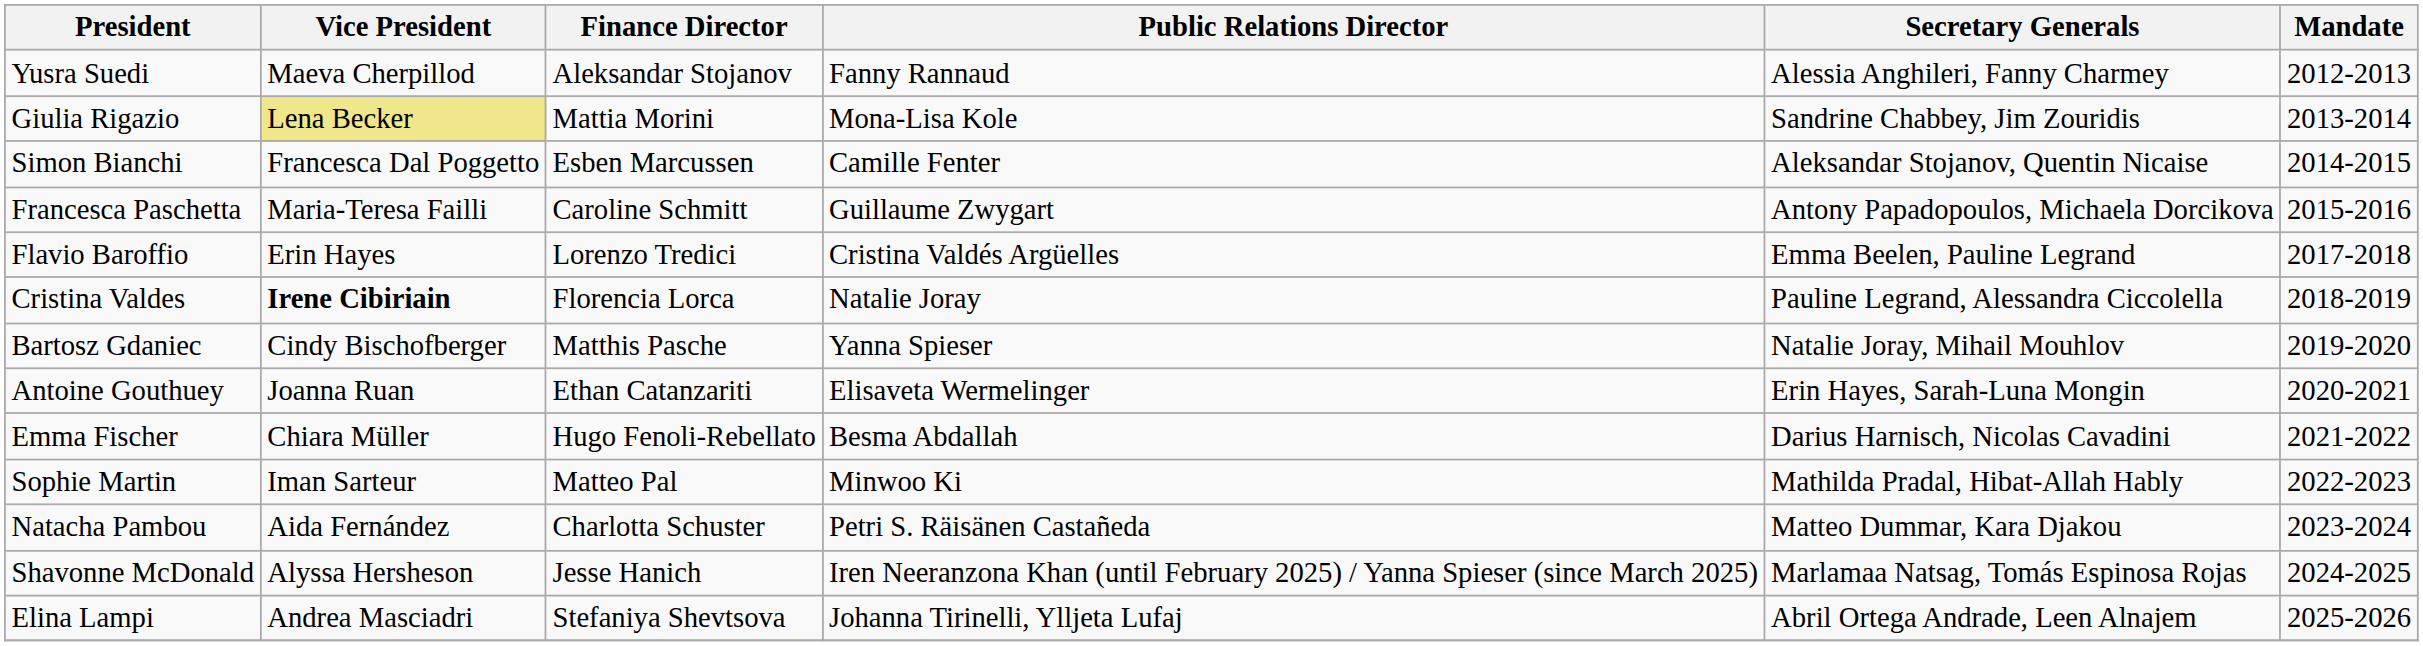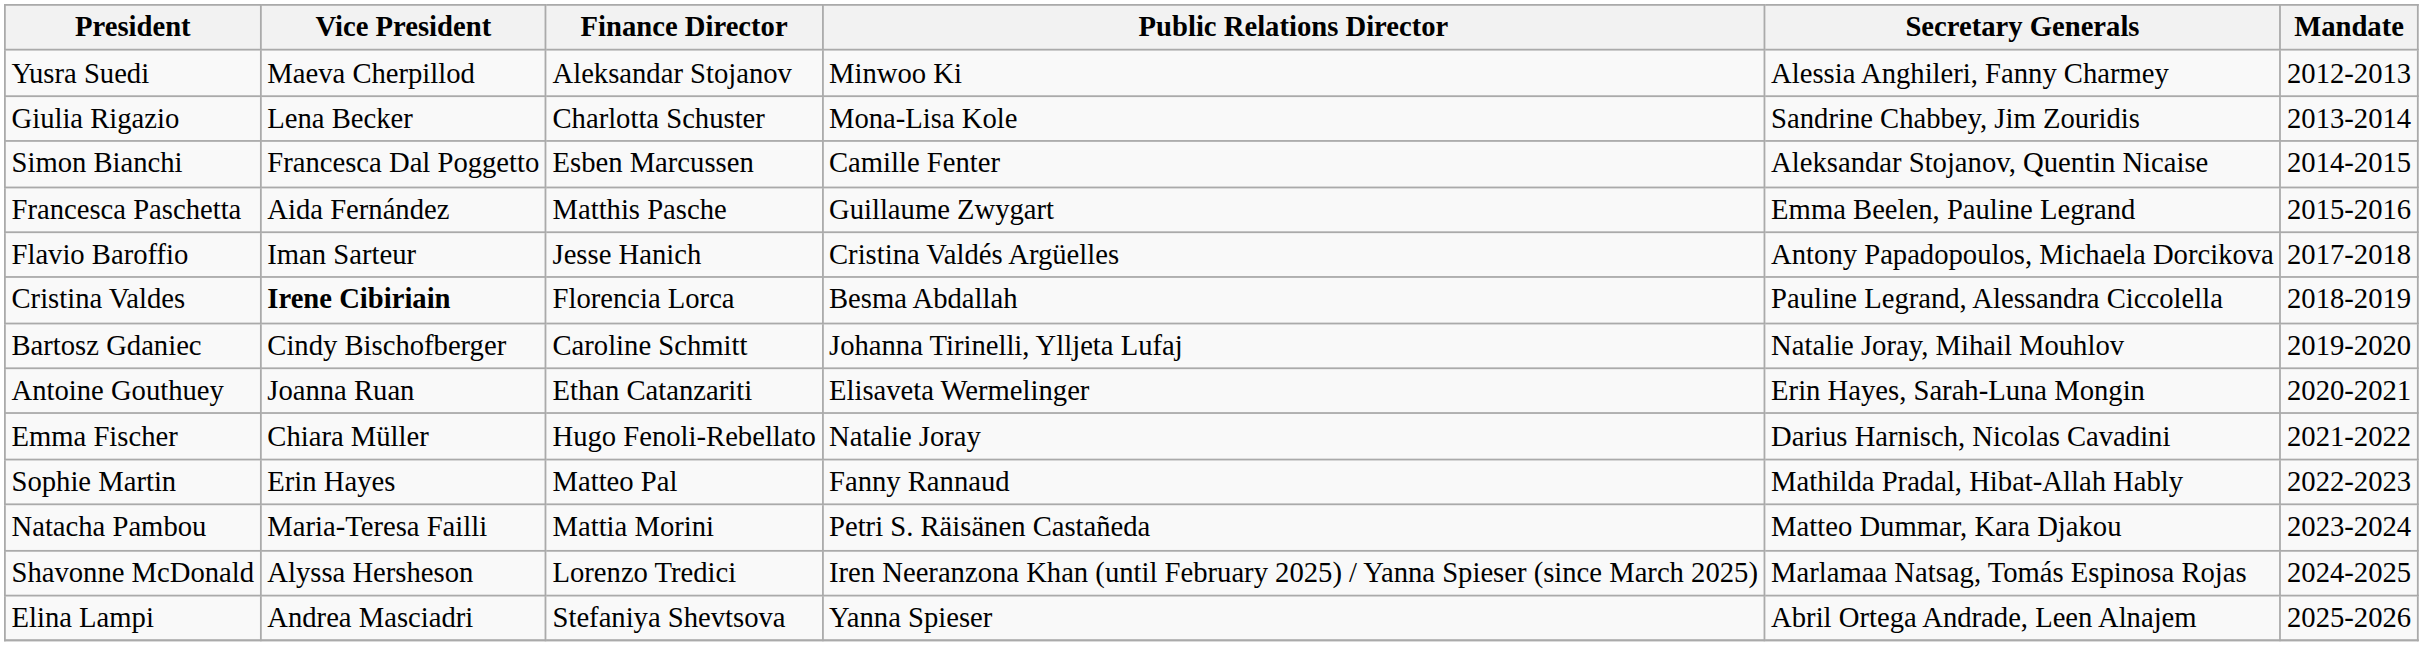(919, 72) Fanny Rannaud -> (895, 72) Minwoo Ki
(340, 118) khaki background -> (340, 118) no background
(633, 118) Mattia Morini -> (659, 118) Charlotta Schuster
(377, 208) Maria-Teresa Failli -> (358, 208) Aida Fernández
(650, 208) Caroline Schmitt -> (640, 208) Matthis Pasche
(2022, 208) Antony Papadopoulos, Michaela Dorcikova -> (1953, 208) Emma Beelen, Pauline Legrand
(331, 254) Erin Hayes -> (342, 254) Iman Sarteur
(644, 254) Lorenzo Tredici -> (627, 254) Jesse Hanich
(1953, 254) Emma Beelen, Pauline Legrand -> (2022, 254) Antony Papadopoulos, Michaela Dorcikova
(905, 299) Natalie Joray -> (923, 299) Besma Abdallah
(640, 345) Matthis Pasche -> (650, 345) Caroline Schmitt
(911, 345) Yanna Spieser -> (1006, 345) Johanna Tirinelli, Ylljeta Lufaj
(923, 436) Besma Abdallah -> (905, 436) Natalie Joray
(342, 481) Iman Sarteur -> (331, 481) Erin Hayes
(895, 481) Minwoo Ki -> (919, 481) Fanny Rannaud
(358, 526) Aida Fernández -> (377, 526) Maria-Teresa Failli
(659, 526) Charlotta Schuster -> (633, 526) Mattia Morini
(627, 572) Jesse Hanich -> (644, 572) Lorenzo Tredici
(1006, 617) Johanna Tirinelli, Ylljeta Lufaj -> (911, 617) Yanna Spieser
